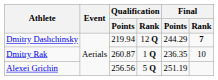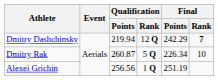(175, 40) 244.29 -> (175, 40) 242.29
(149, 54) 1 Q -> (149, 54) 5 Q
(175, 54) 236.35 -> (175, 54) 226.34
(149, 69) 5 Q -> (149, 69) 1 Q
